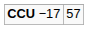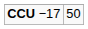(73, 14) 57 -> (73, 14) 50
